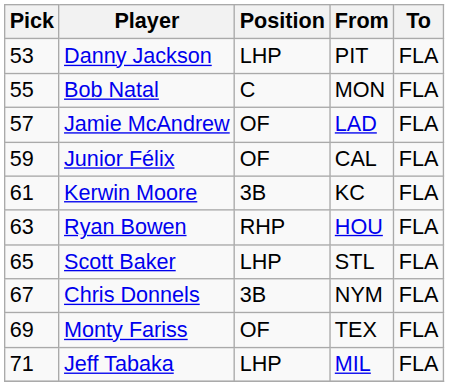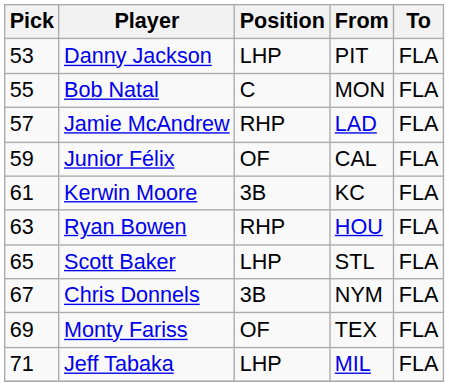(255, 124) OF -> (262, 124) RHP
